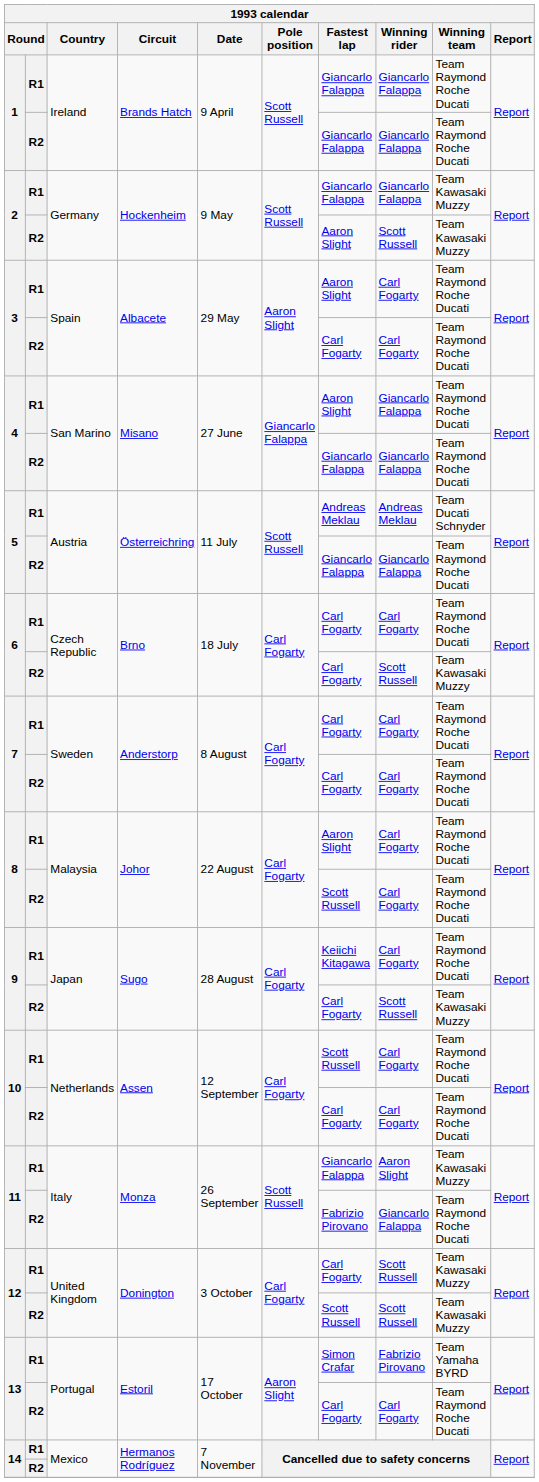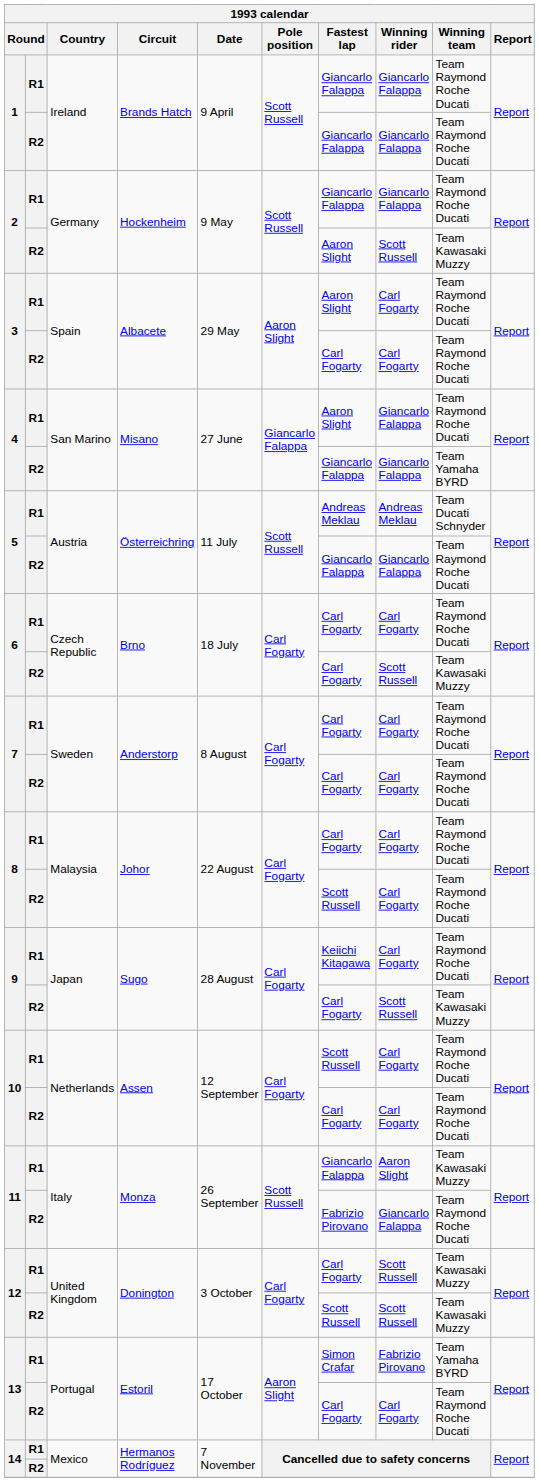(461, 192) Team Kawasaki Muzzy -> (461, 199) Team Raymond Roche Ducati
(461, 462) Team Raymond Roche Ducati -> (457, 468) Team Yamaha BYRD
(337, 840) Aaron Slight -> (341, 840) Carl Fogarty
